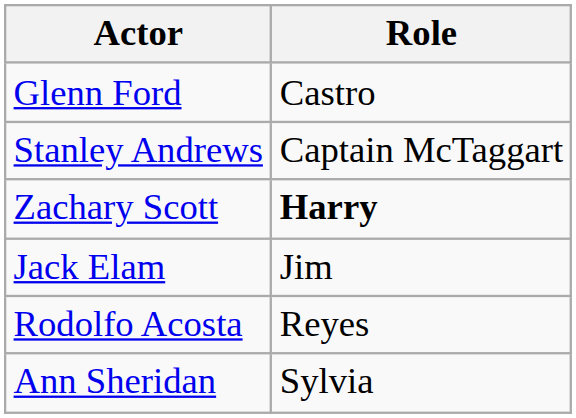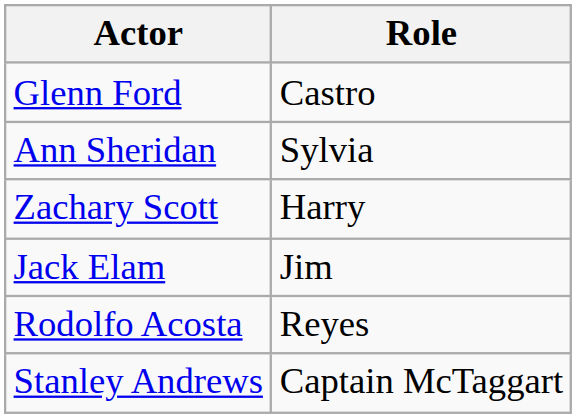rows swapped: (115, 382) <-> (138, 149)
(329, 207) bold -> (323, 207) normal
